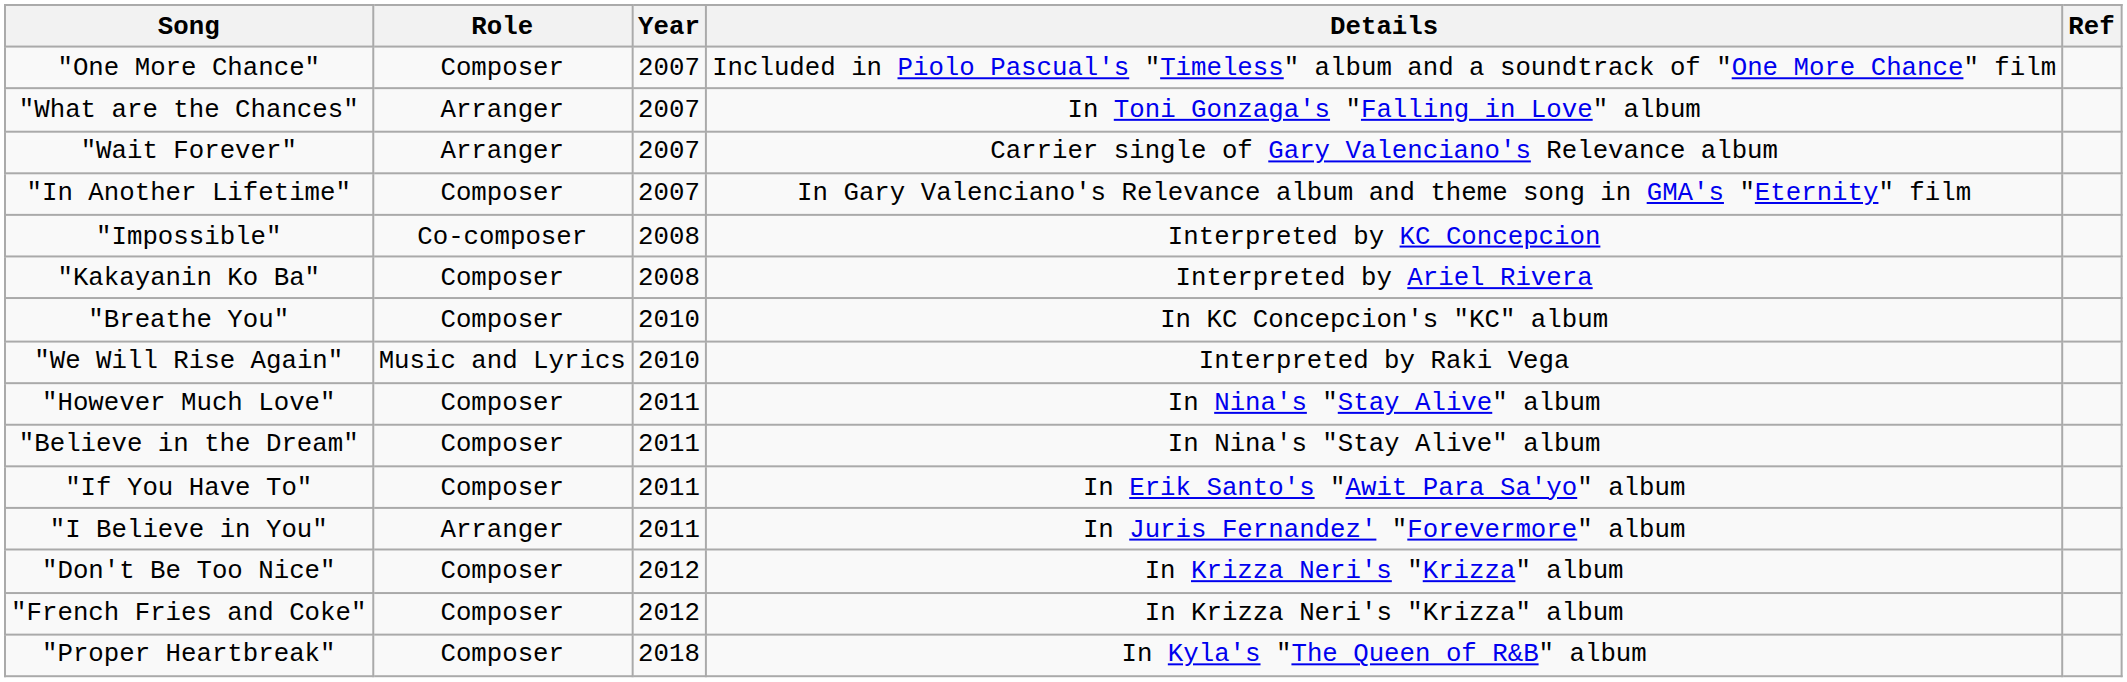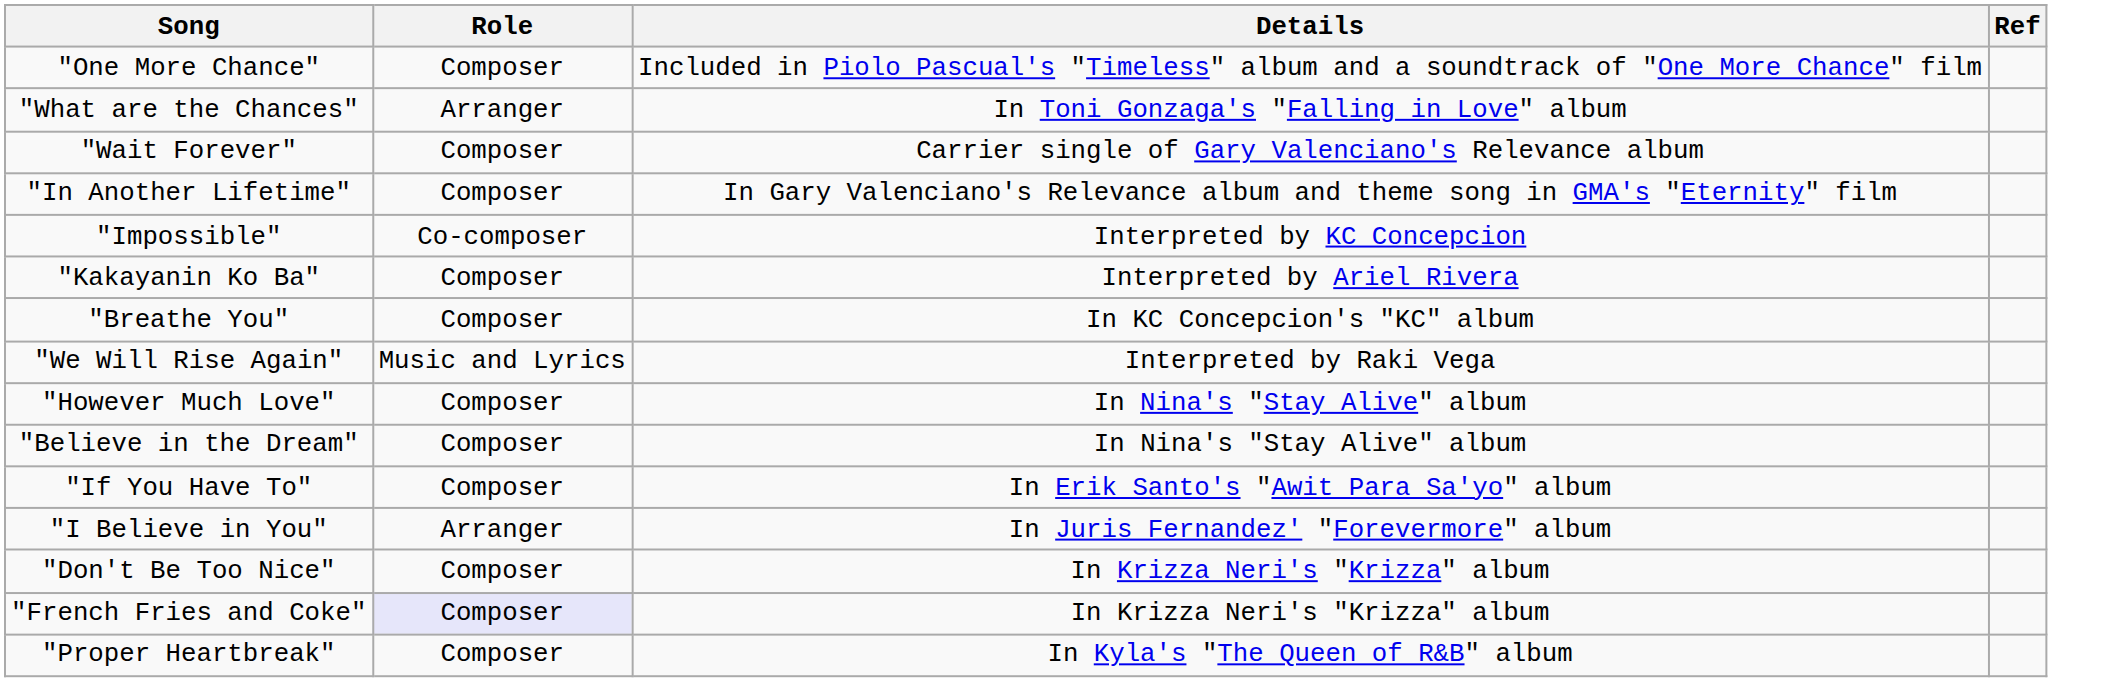- column: (669, 26)
(502, 152) Arranger -> (502, 152) Composer
(502, 613) no background -> (502, 613) lavender background
